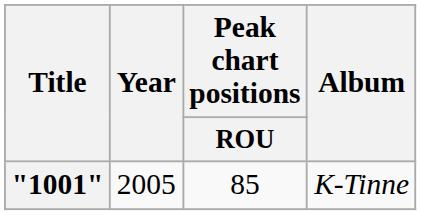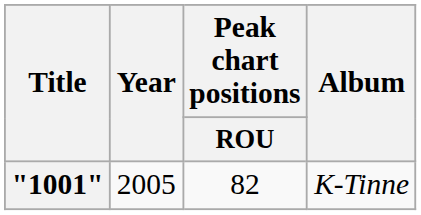(245, 184) 85 -> (245, 184) 82
